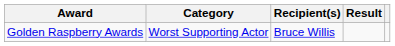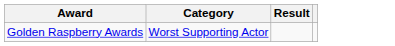- column: (307, 13)
